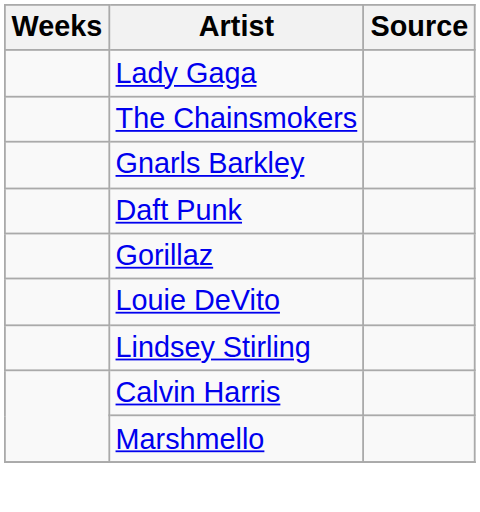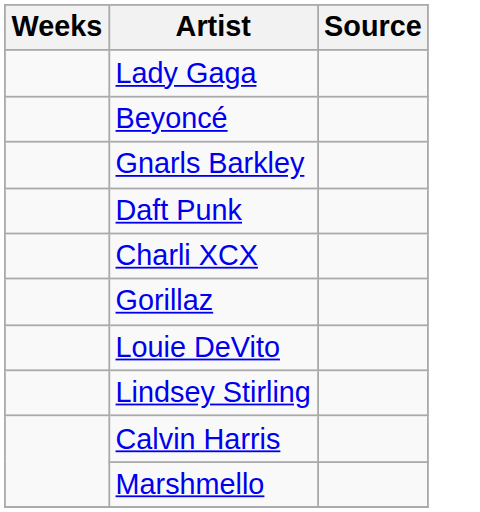- row: (236, 118)
+ row: (172, 118)
+ row: (187, 255)
